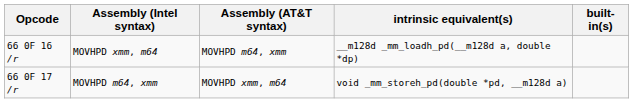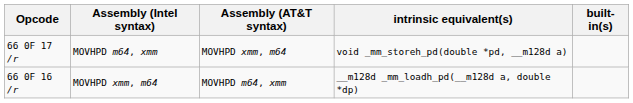rows swapped: (30, 52) <-> (30, 83)
